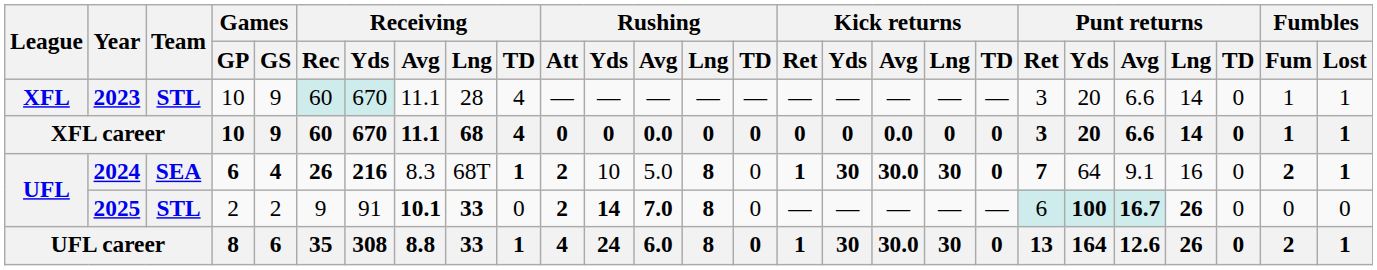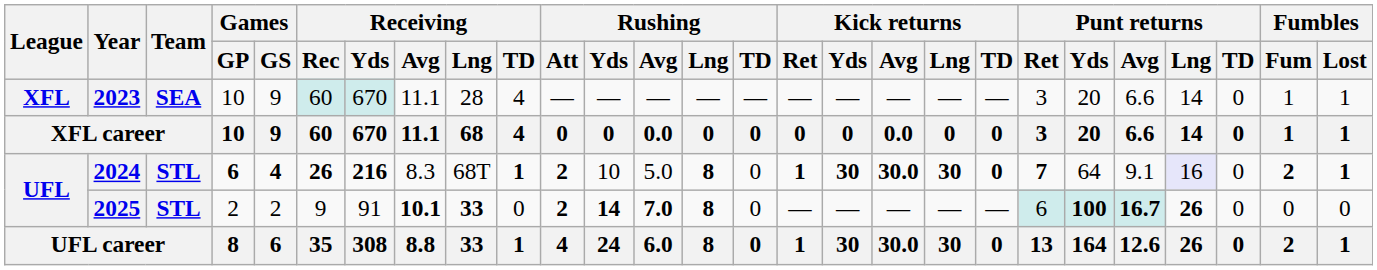(179, 97) STL -> (179, 97) SEA
(179, 171) SEA -> (179, 171) STL
(1191, 171) no background -> (1191, 171) lavender background
